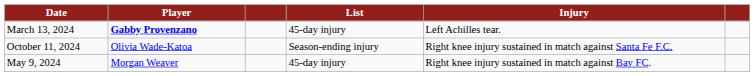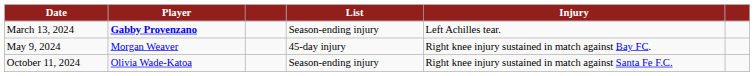(317, 29) 45-day injury -> (334, 29) Season-ending injury
rows swapped: (34, 63) <-> (43, 46)
